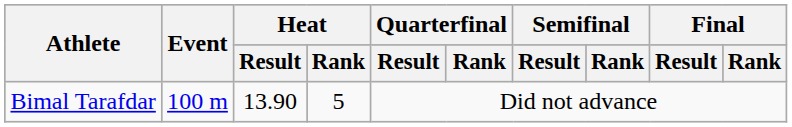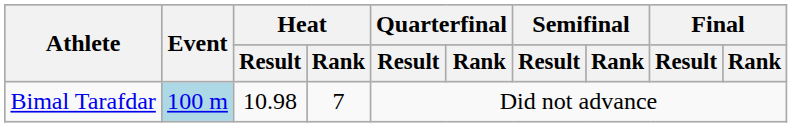(197, 101) no background -> (197, 101) lightblue background
(270, 101) 13.90 -> (270, 101) 10.98
(338, 101) 5 -> (338, 101) 7
